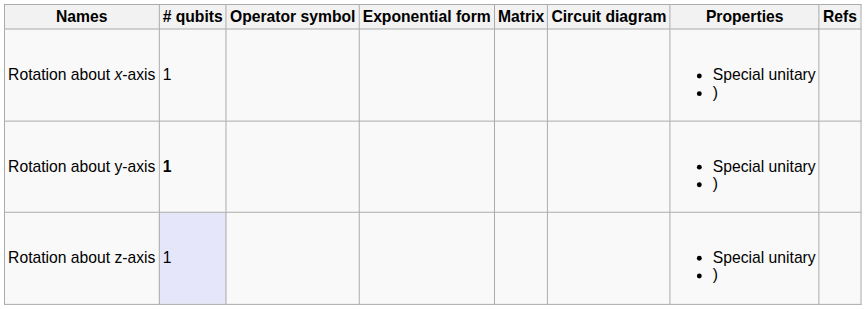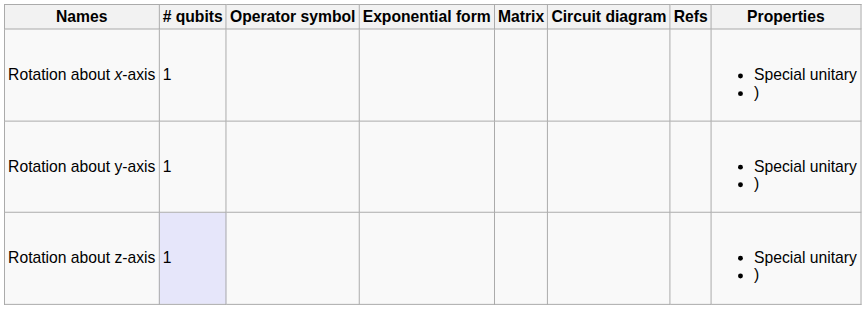columns swapped: (745, 16) <-> (840, 16)
(167, 166) bold -> (167, 166) normal
